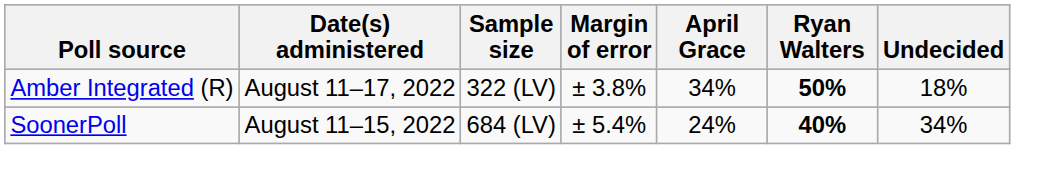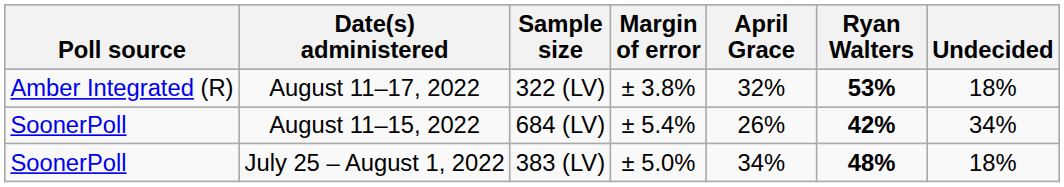(712, 88) 34% -> (761, 88) 32%
(822, 88) 50% -> (872, 88) 53%
(712, 125) 24% -> (761, 125) 26%
(822, 125) 40% -> (872, 125) 42%
+ row: (375, 163)
